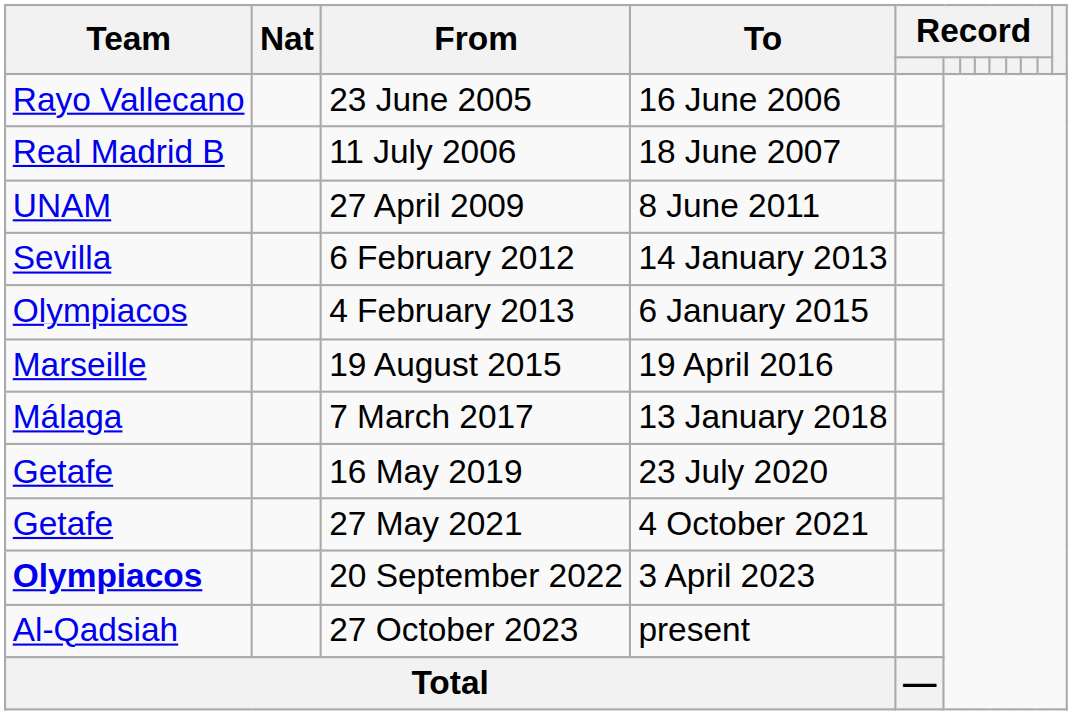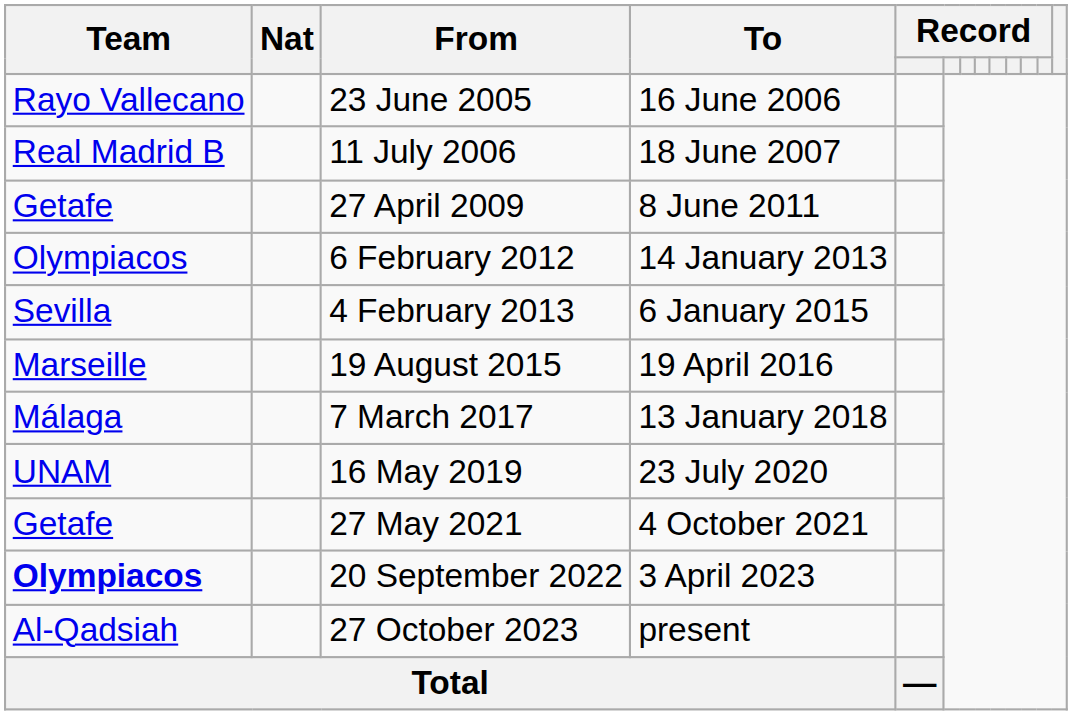(62, 205) UNAM -> (63, 205) Getafe
(62, 258) Sevilla -> (100, 258) Olympiacos
(100, 311) Olympiacos -> (62, 311) Sevilla
(63, 470) Getafe -> (62, 470) UNAM
